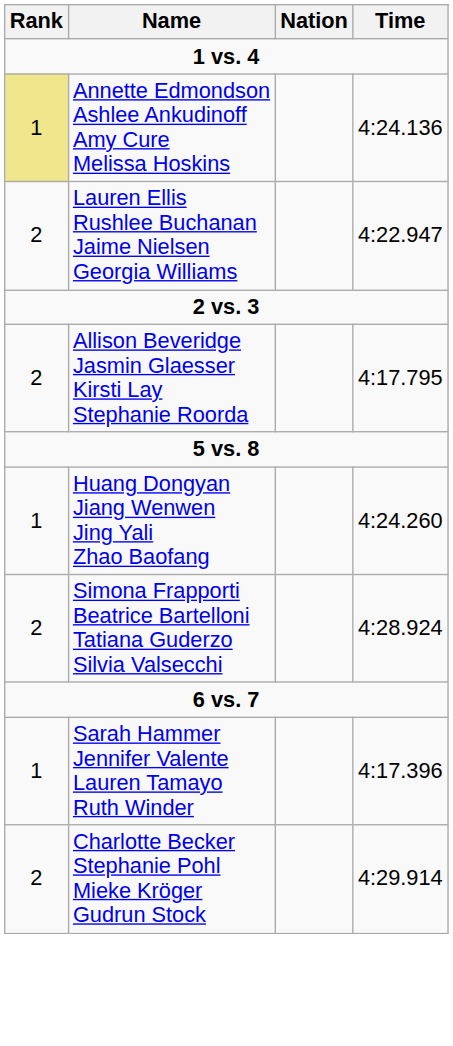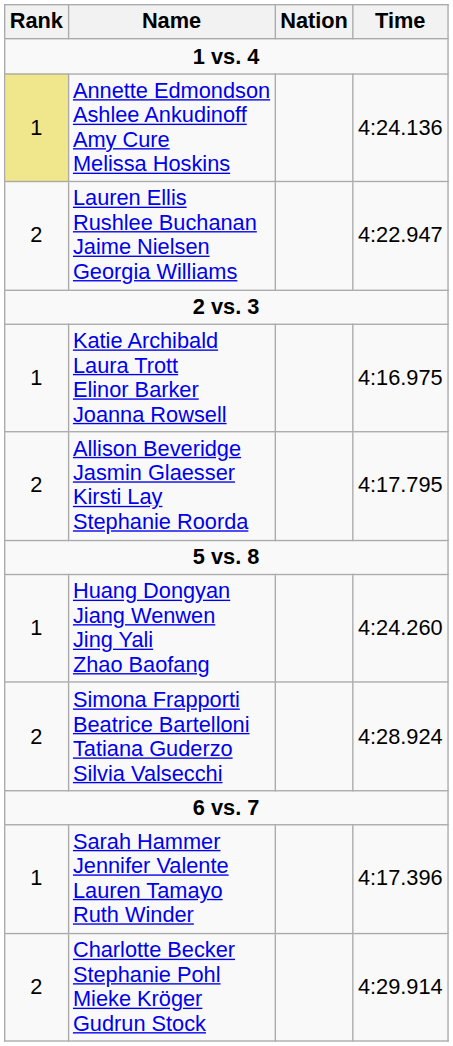+ row: (150, 377)
